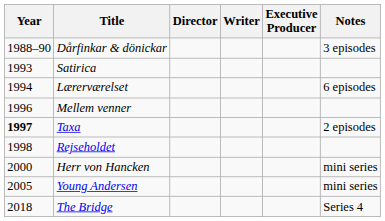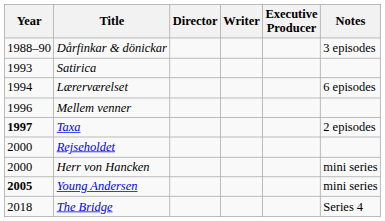(20, 147) 1998 -> (20, 147) 2000
(20, 186) normal -> (20, 186) bold
